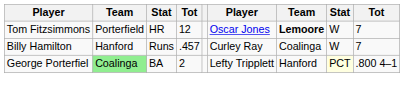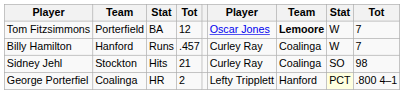(157, 30) HR -> (156, 30) BA
+ row: (35, 64)
(116, 64) lightgreen background -> (116, 81) no background
(156, 64) BA -> (157, 81) HR
